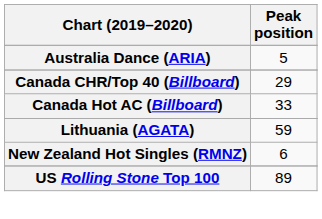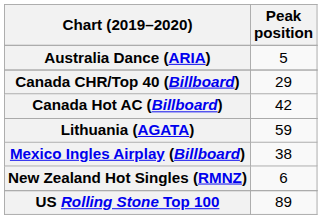(284, 105) 33 -> (284, 105) 42
+ row: (127, 154)
